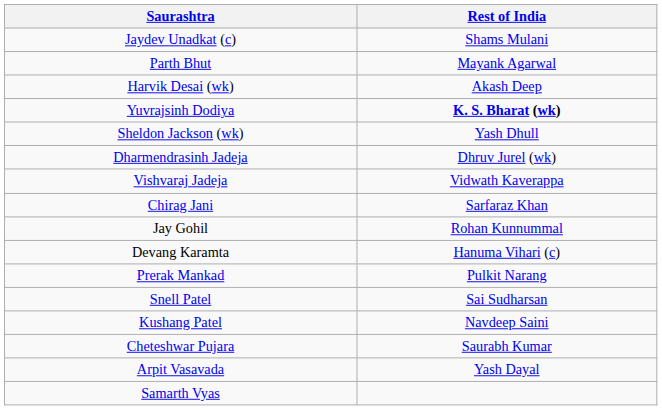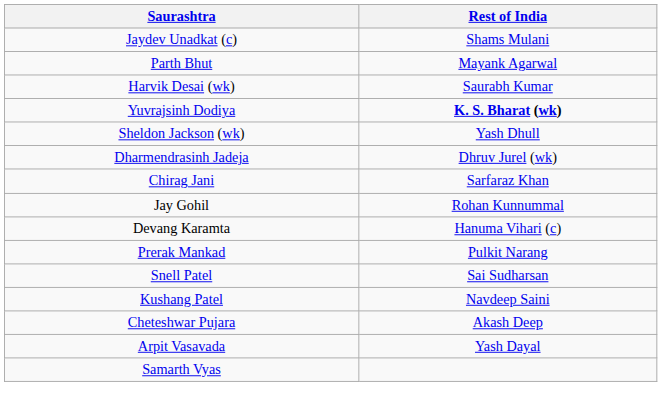(507, 87) Akash Deep -> (508, 87) Saurabh Kumar
- row: (180, 181)
(507, 346) Saurabh Kumar -> (508, 322) Akash Deep
